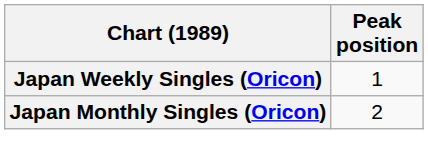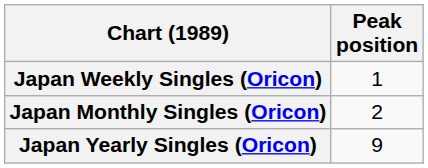+ row: (168, 145)
